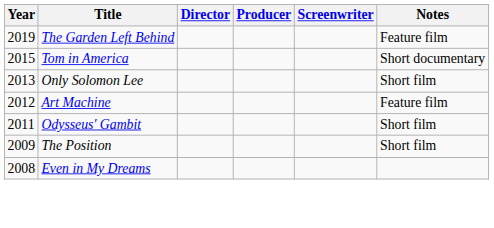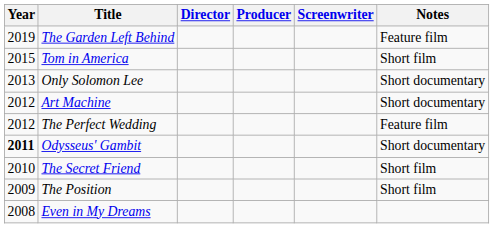(433, 59) Short documentary -> (408, 59) Short film
(408, 80) Short film -> (433, 80) Short documentary
(414, 102) Feature film -> (433, 102) Short documentary
+ row: (99, 124)
(21, 124) normal -> (21, 146) bold
(408, 124) Short film -> (433, 146) Short documentary
+ row: (91, 168)
